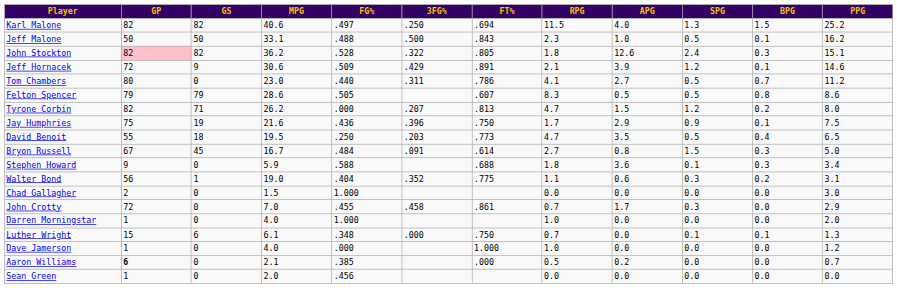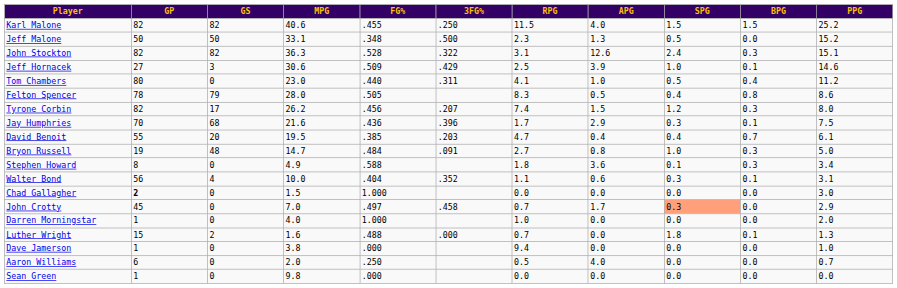- column: (507, 11)
(344, 25) .497 -> (372, 25) .455
(692, 25) 1.3 -> (674, 25) 1.5
(344, 39) .488 -> (372, 39) .348
(622, 39) 1.0 -> (598, 39) 1.3
(762, 39) 0.1 -> (750, 39) 0.0
(835, 39) 16.2 -> (829, 39) 15.2
(128, 53) pink background -> (138, 53) no background
(274, 53) 36.2 -> (296, 53) 36.3
(552, 53) 1.8 -> (522, 53) 3.1
(128, 67) 72 -> (138, 67) 27
(196, 67) 9 -> (212, 67) 3
(552, 67) 2.1 -> (522, 67) 2.5
(692, 67) 1.2 -> (674, 67) 1.0
(622, 81) 2.7 -> (598, 81) 1.0
(762, 81) 0.7 -> (750, 81) 0.4
(128, 95) 79 -> (138, 95) 78
(274, 95) 28.6 -> (296, 95) 28.0
(692, 95) 0.5 -> (674, 95) 0.4
(198, 109) 71 -> (214, 109) 17
(344, 109) .000 -> (372, 109) .456
(552, 109) 4.7 -> (522, 109) 7.4
(762, 109) 0.2 -> (750, 109) 0.3
(128, 123) 75 -> (138, 123) 70
(198, 123) 19 -> (214, 123) 68
(692, 123) 0.9 -> (674, 123) 0.3
(198, 137) 18 -> (214, 137) 20
(344, 137) .250 -> (372, 137) .385
(622, 137) 3.5 -> (598, 137) 0.4
(692, 137) 0.5 -> (674, 137) 0.4
(762, 137) 0.4 -> (750, 137) 0.7
(832, 137) 6.5 -> (826, 137) 6.1
(128, 151) 67 -> (138, 151) 19
(198, 151) 45 -> (214, 151) 48
(274, 151) 16.7 -> (296, 151) 14.7
(692, 151) 1.5 -> (674, 151) 1.0
(126, 165) 9 -> (136, 165) 8
(271, 165) 5.9 -> (293, 165) 4.9
(196, 178) 1 -> (212, 178) 4
(274, 178) 19.0 -> (296, 178) 10.0
(762, 178) 0.2 -> (750, 178) 0.1
(126, 192) normal -> (136, 192) bold
(128, 206) 72 -> (138, 206) 45
(344, 206) .455 -> (372, 206) .497
(692, 206) no background -> (674, 206) lightsalmon background
(196, 234) 6 -> (212, 234) 2
(271, 234) 6.1 -> (293, 234) 1.6
(344, 234) .348 -> (372, 234) .488
(692, 234) 0.1 -> (674, 234) 1.8
(271, 248) 4.0 -> (293, 248) 3.8
(552, 248) 1.0 -> (522, 248) 9.4
(832, 248) 1.2 -> (826, 248) 1.0
(126, 262) bold -> (136, 262) normal
(271, 262) 2.1 -> (293, 262) 2.0
(344, 262) .385 -> (372, 262) .250
(622, 262) 0.2 -> (598, 262) 4.0
(271, 276) 2.0 -> (293, 276) 9.8
(344, 276) .456 -> (372, 276) .000
